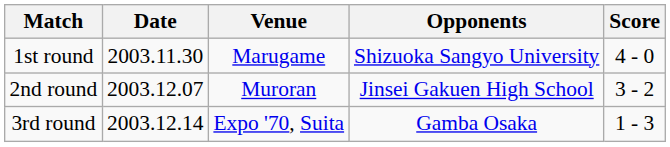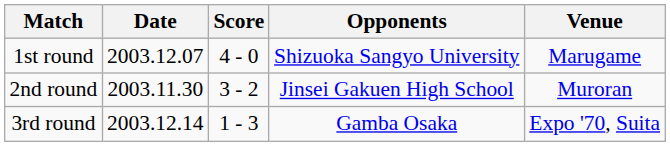columns swapped: (279, 21) <-> (635, 21)
(155, 55) 2003.11.30 -> (155, 55) 2003.12.07
(155, 89) 2003.12.07 -> (155, 89) 2003.11.30
